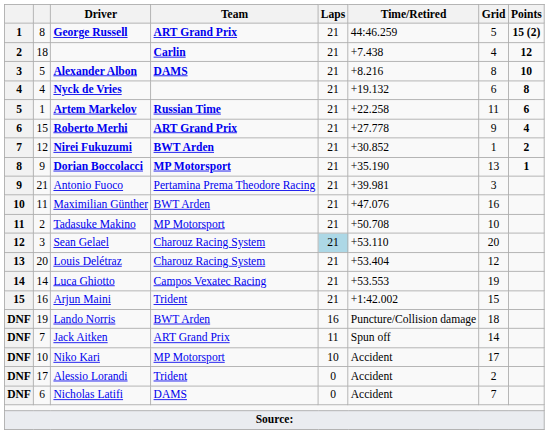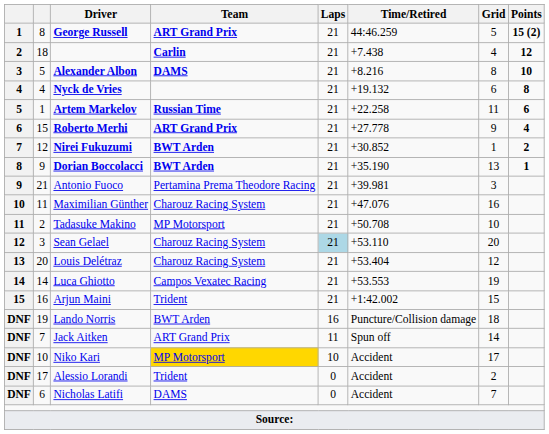(192, 166) MP Motorsport -> (184, 166) BWT Arden
(182, 204) BWT Arden -> (209, 204) Charouz Racing System
(189, 356) no background -> (189, 356) gold background
